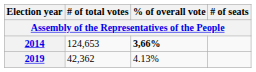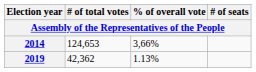(147, 43) bold -> (146, 43) normal
(146, 59) 4.13% -> (146, 59) 1.13%
